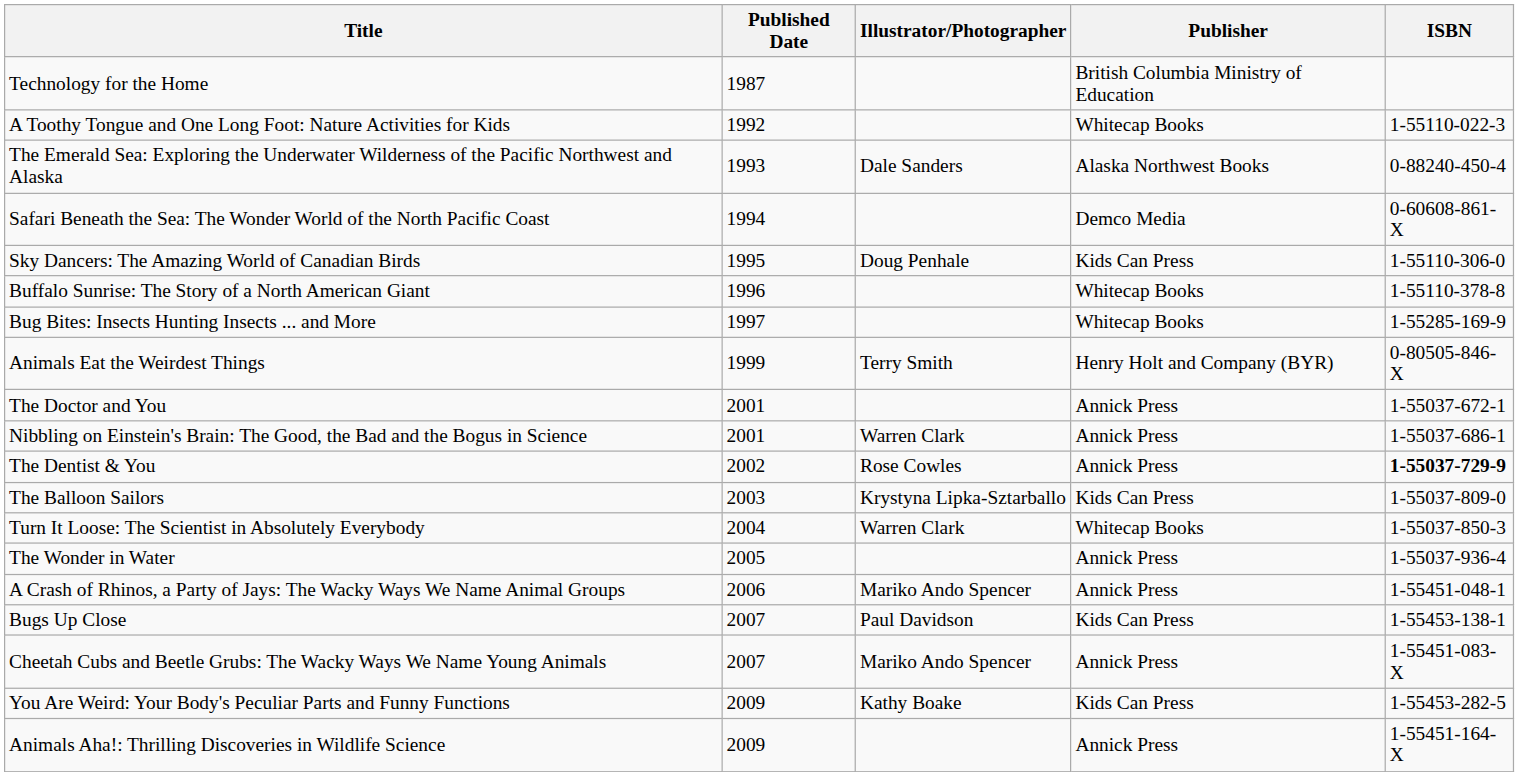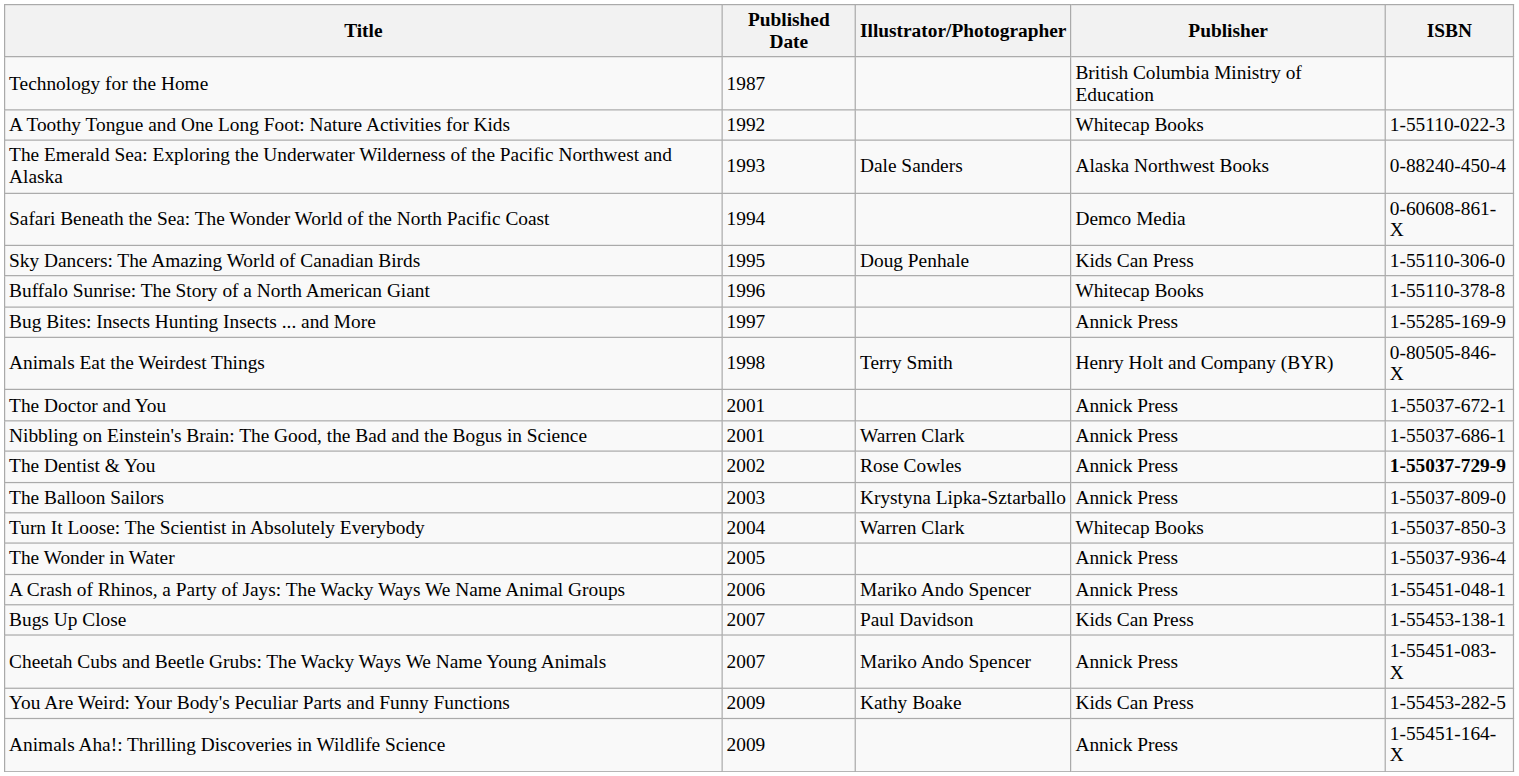(1140, 321) Whitecap Books -> (1127, 321) Annick Press
(746, 363) 1999 -> (746, 363) 1998
(1135, 497) Kids Can Press -> (1127, 497) Annick Press
